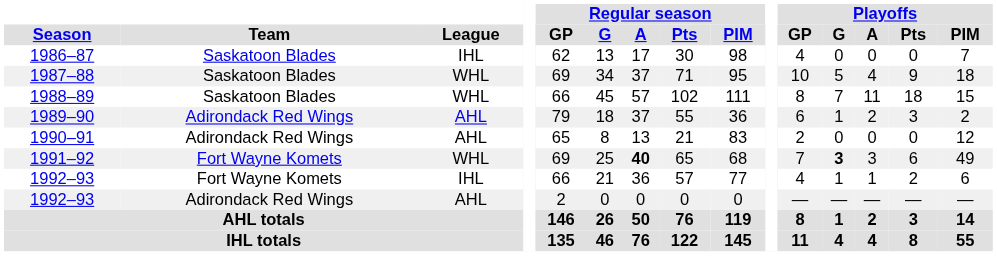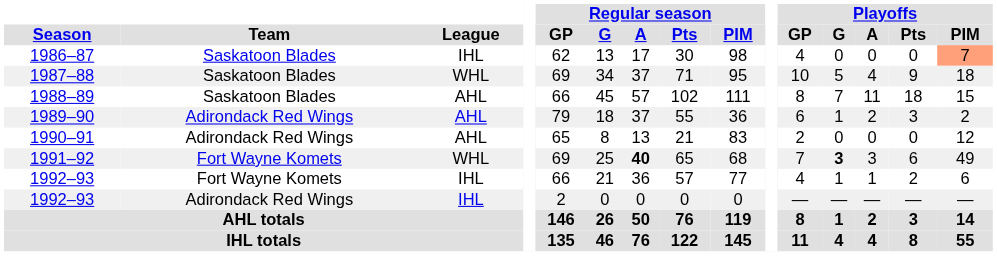(965, 55) no background -> (965, 55) lightsalmon background
(471, 96) WHL -> (471, 96) AHL
(471, 199) AHL -> (471, 199) IHL
